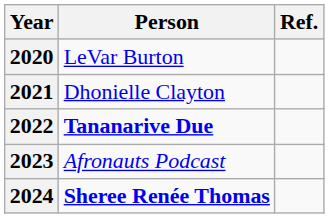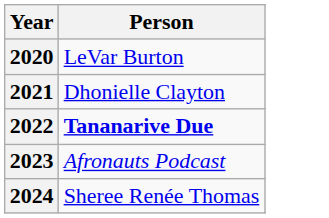- column: (299, 21)
(167, 195) bold -> (161, 195) normal
